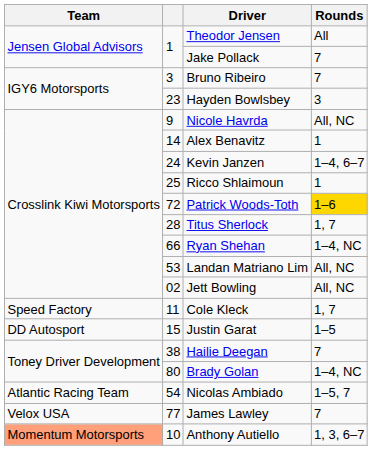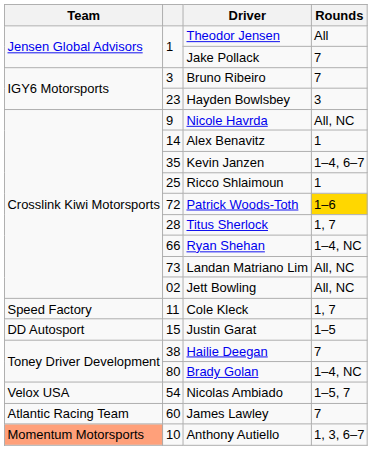(173, 162) 24 -> (173, 162) 35
(173, 267) 53 -> (173, 267) 73
(68, 393) Atlantic Racing Team -> (38, 393) Velox USA
(38, 414) Velox USA -> (68, 414) Atlantic Racing Team
(173, 414) 77 -> (173, 414) 60
